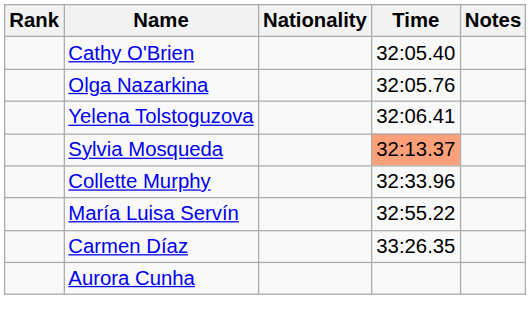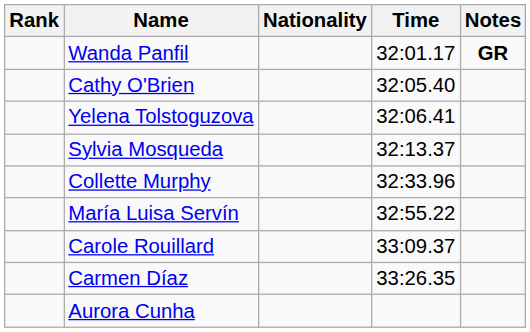+ row: (128, 52)
- row: (138, 85)
(416, 149) lightsalmon background -> (416, 149) no background
+ row: (141, 246)
